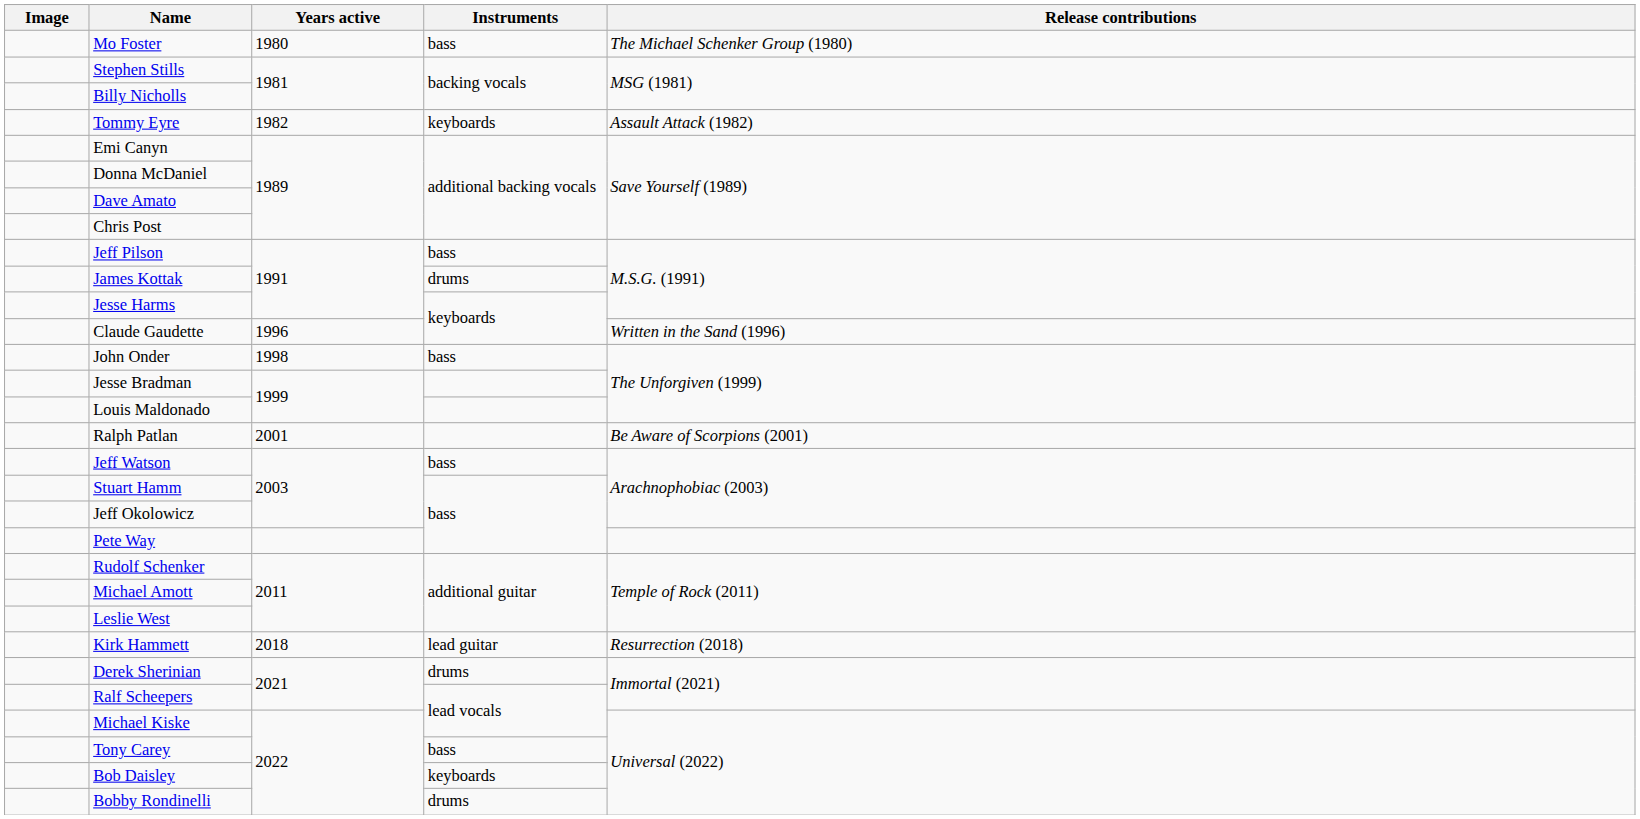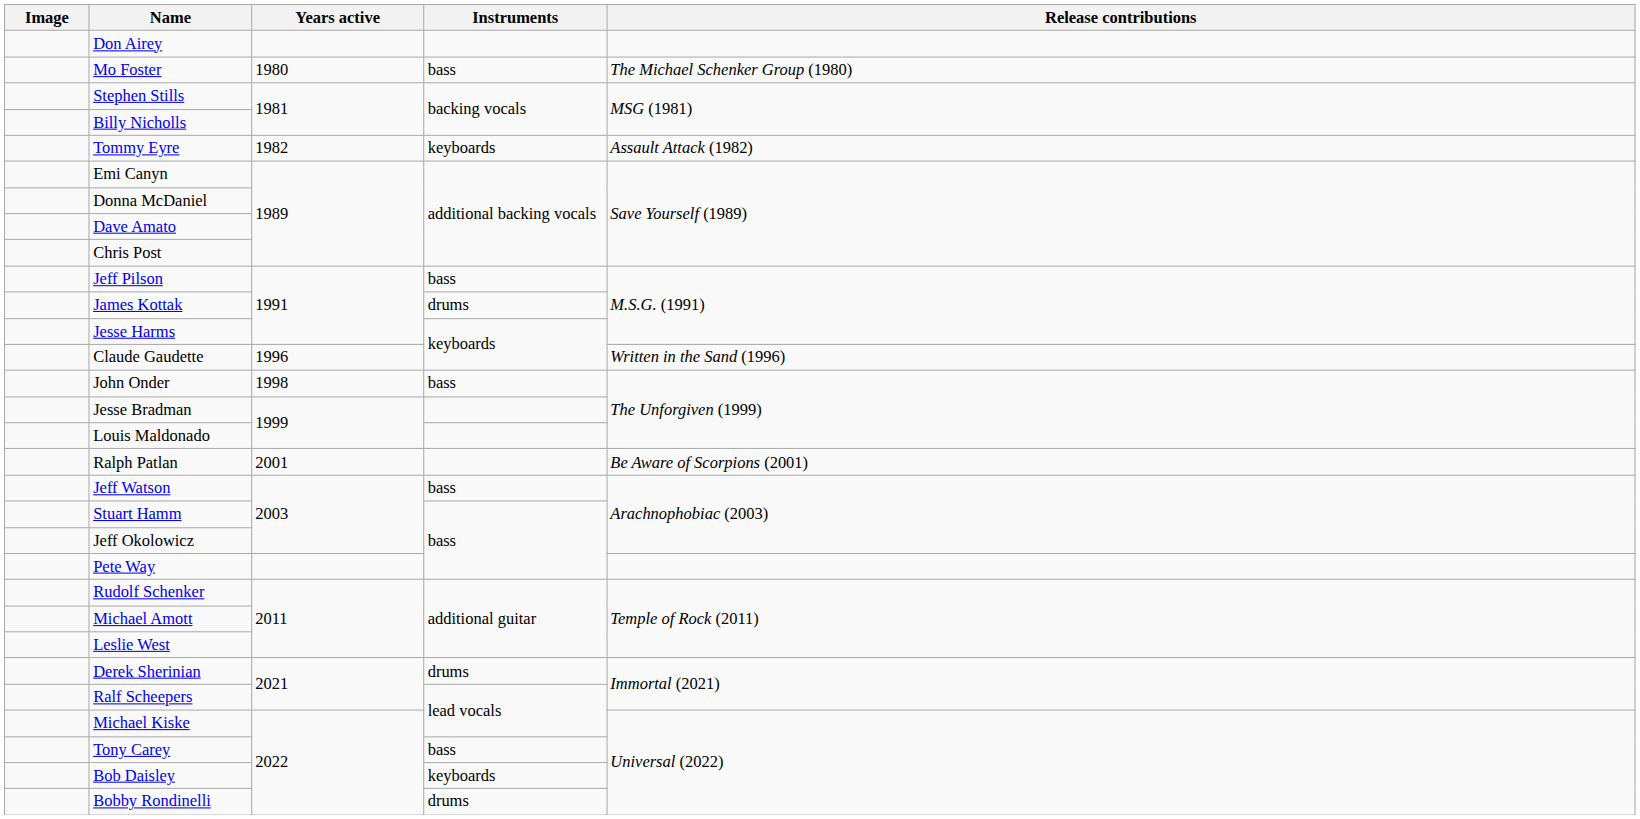+ row: (128, 43)
- row: (141, 644)
